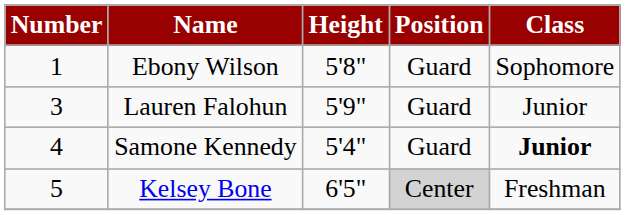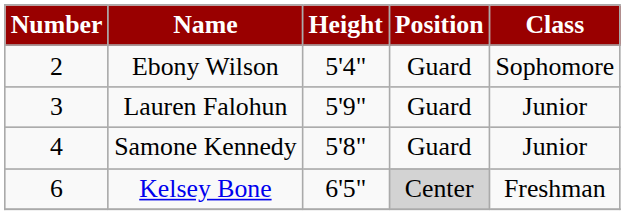(57, 65) 1 -> (57, 65) 2
(346, 65) 5'8" -> (346, 65) 5'4"
(346, 147) 5'4" -> (346, 147) 5'8"
(555, 147) bold -> (555, 147) normal
(57, 188) 5 -> (57, 188) 6
